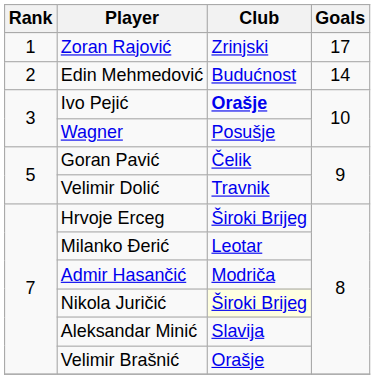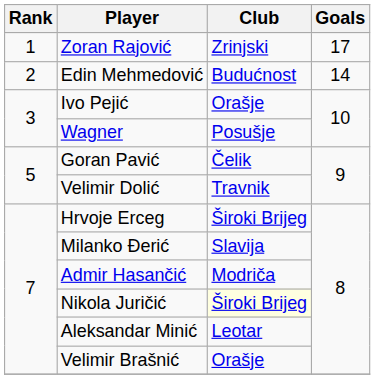(239, 103) bold -> (238, 103) normal
(237, 246) Leotar -> (238, 246) Slavija
(238, 331) Slavija -> (237, 331) Leotar
